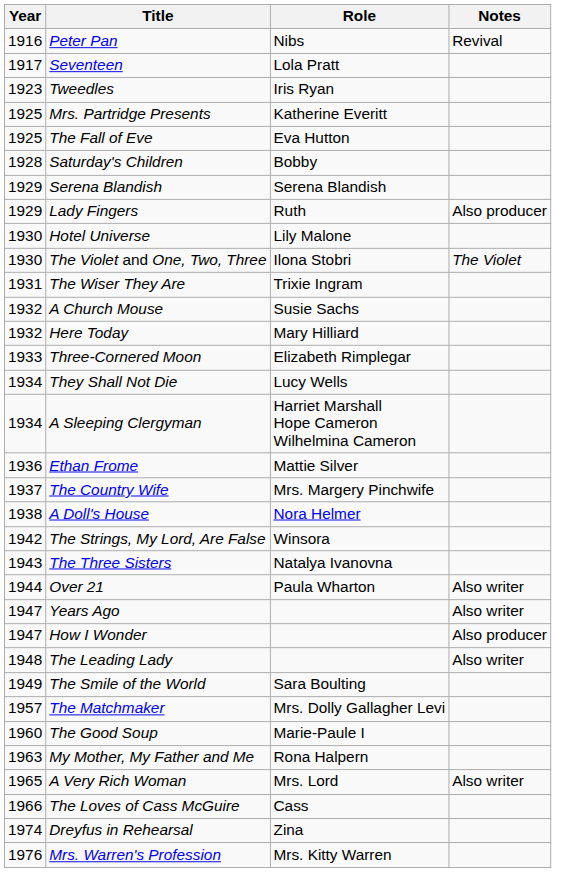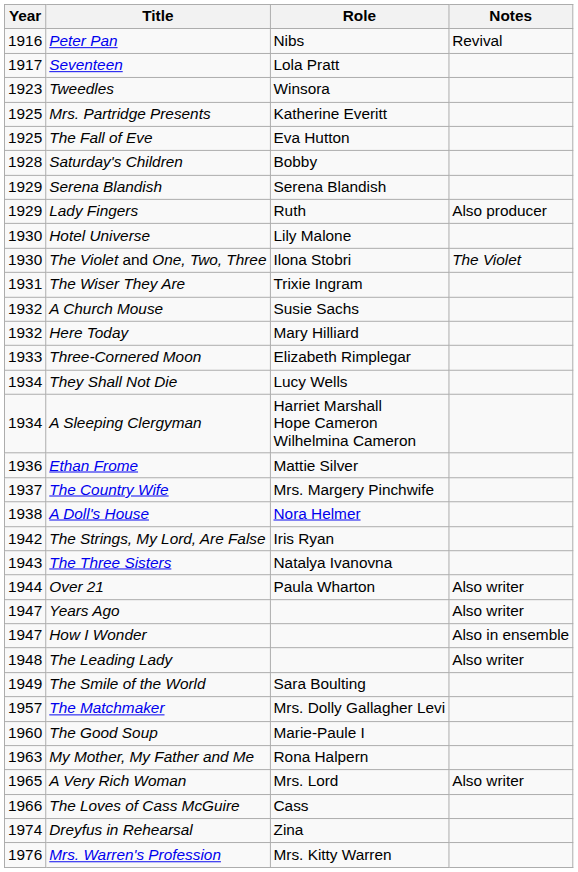(304, 89) Iris Ryan -> (302, 89) Winsora
(302, 538) Winsora -> (304, 538) Iris Ryan
(500, 635) Also producer -> (511, 635) Also in ensemble
